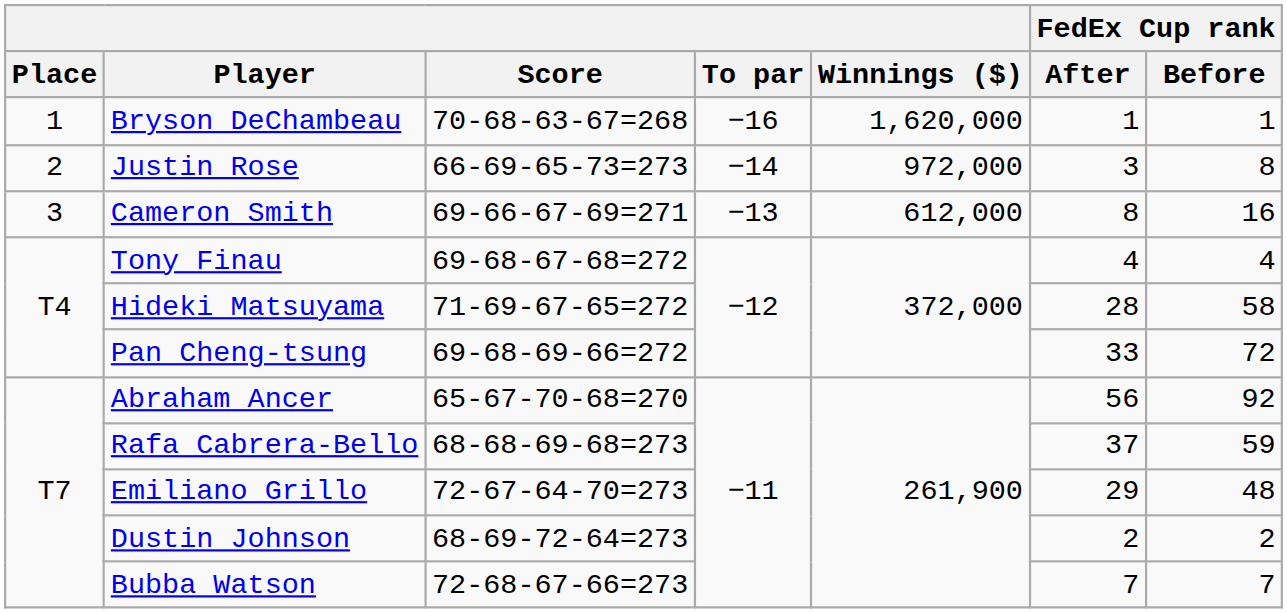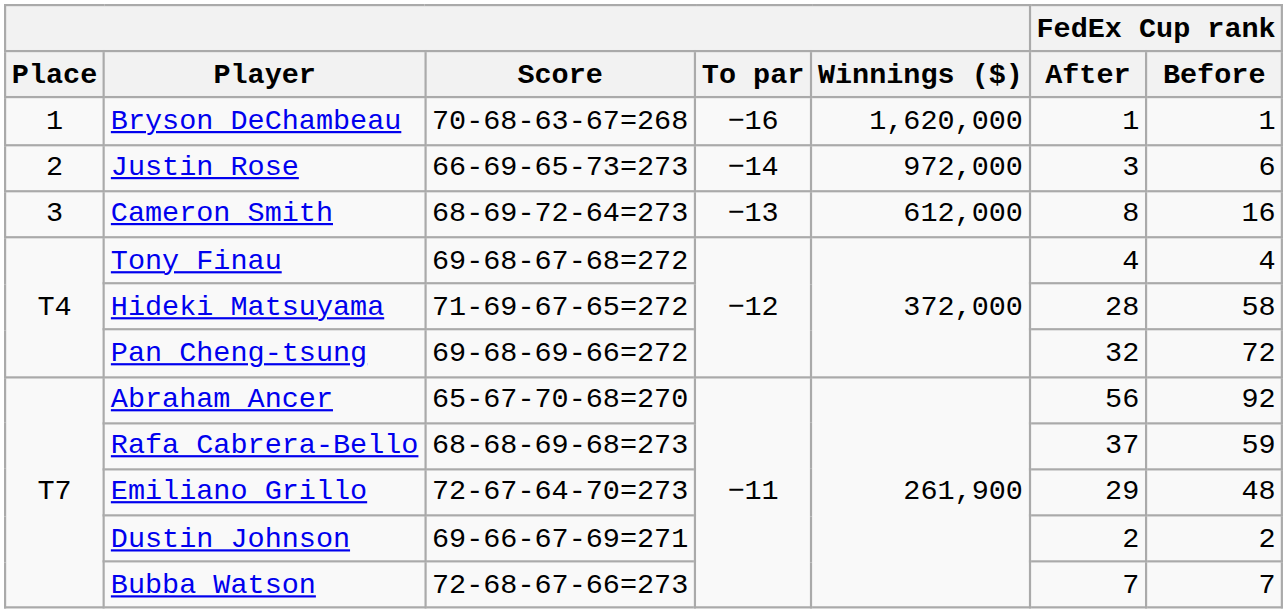(1267, 167) 8 -> (1267, 167) 6
(560, 214) 69-66-67-69=271 -> (560, 214) 68-69-72-64=273
(1122, 353) 33 -> (1122, 353) 32
(560, 539) 68-69-72-64=273 -> (560, 539) 69-66-67-69=271
